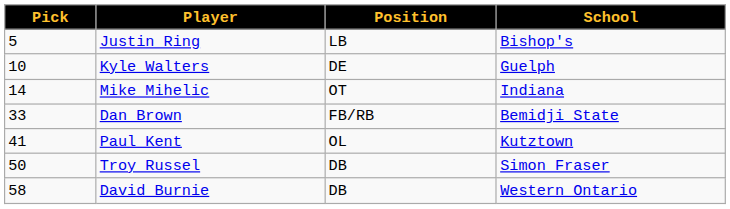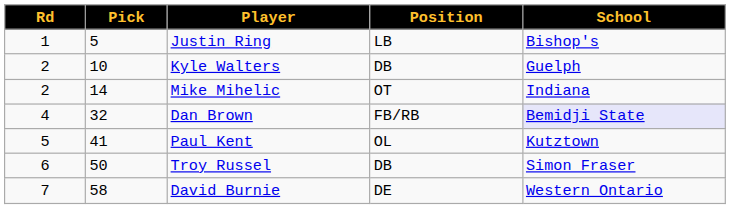+ column: (45, 17)
(338, 67) DE -> (383, 67) DB
(17, 116) 33 -> (99, 116) 32
(559, 116) no background -> (585, 116) lavender background
(338, 191) DB -> (383, 191) DE
